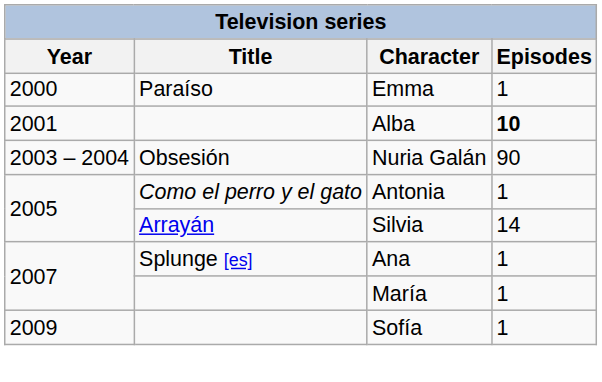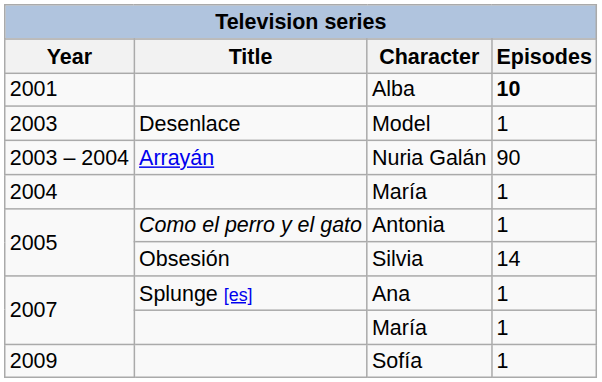- row: (34, 90)
+ row: (34, 124)
(184, 158) Obsesión -> (177, 158) Arrayán
+ row: (34, 192)
(177, 225) Arrayán -> (184, 259) Obsesión
